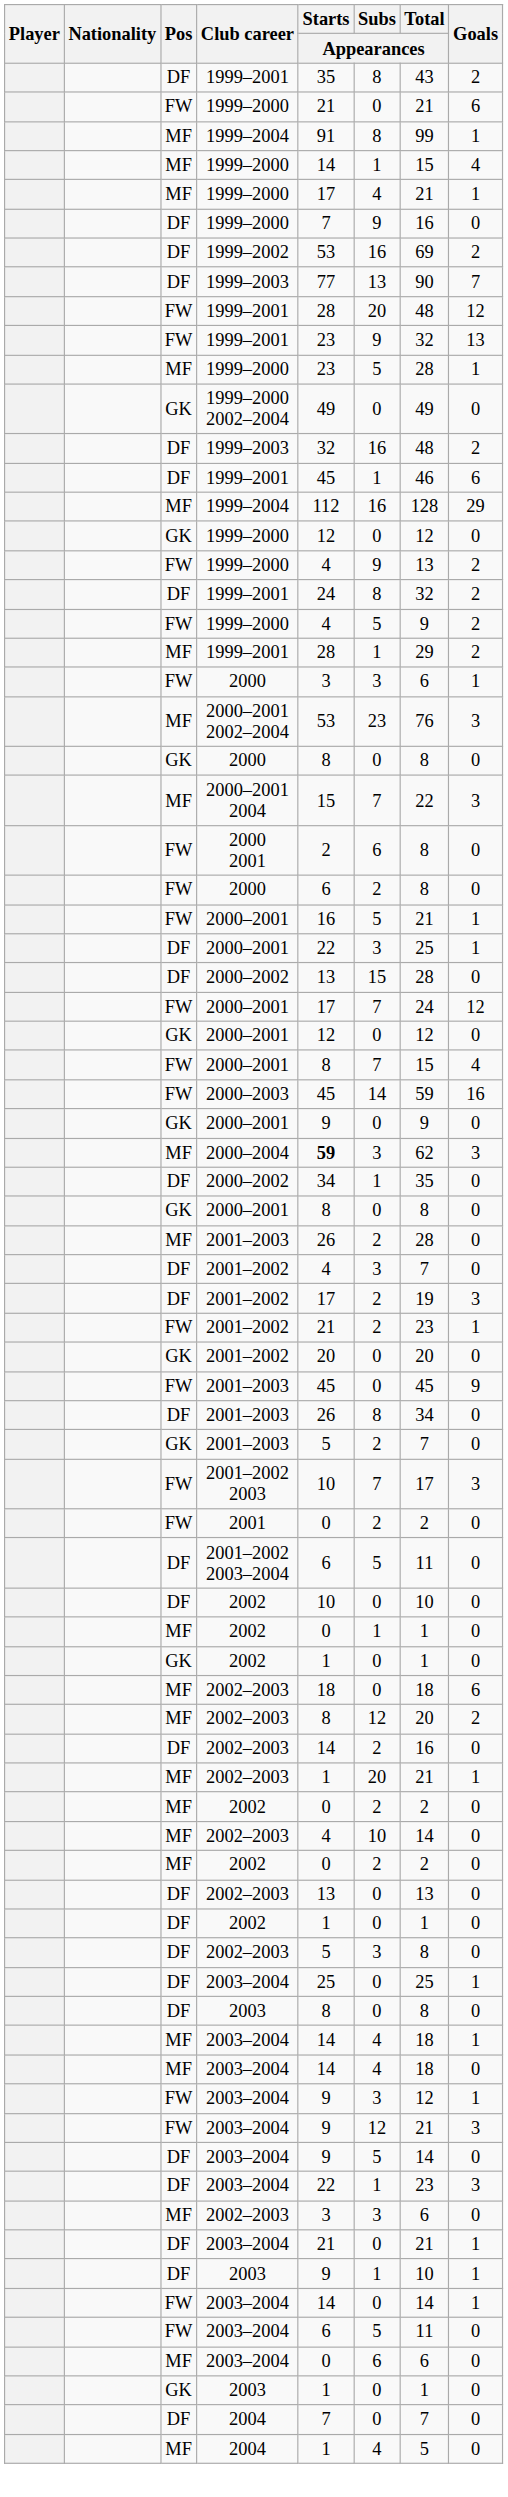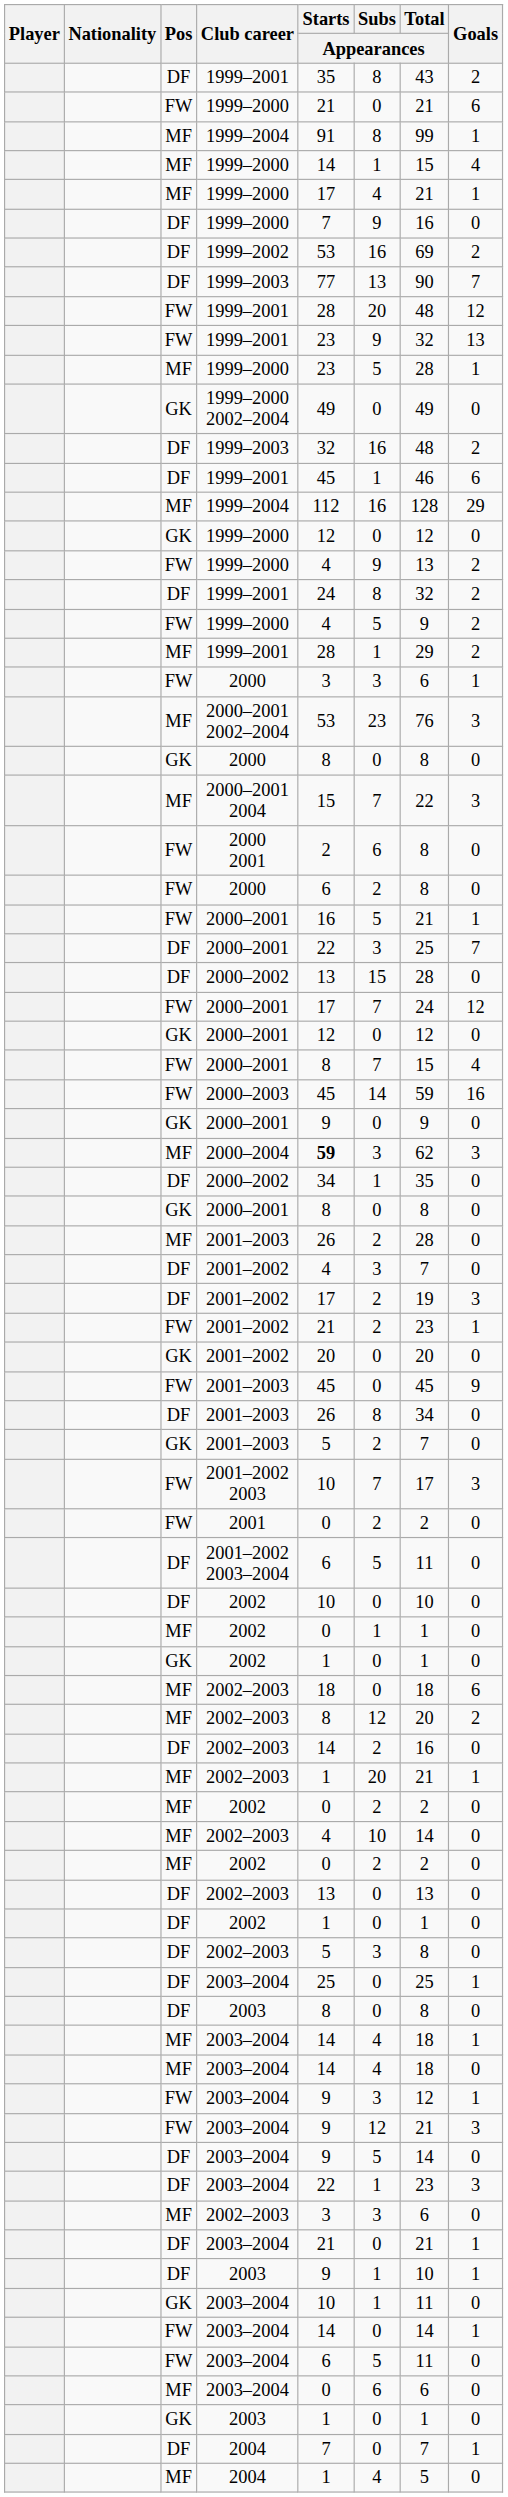(476, 948) 1 -> (476, 948) 7
+ row: (179, 2302)
(476, 2419) 0 -> (476, 2448) 1
